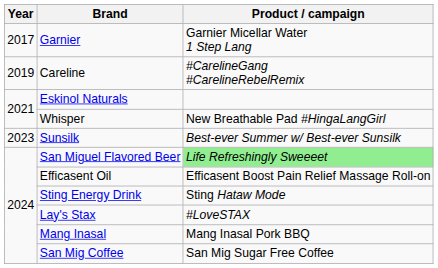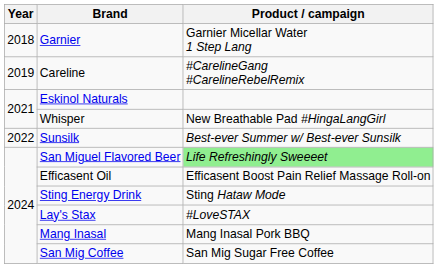(21, 40) 2017 -> (21, 40) 2018
(21, 137) 2023 -> (21, 137) 2022
